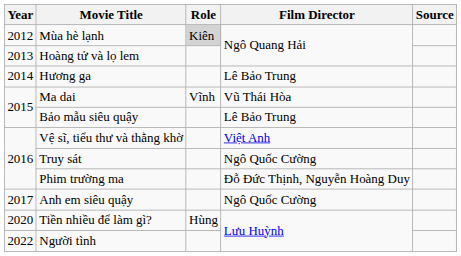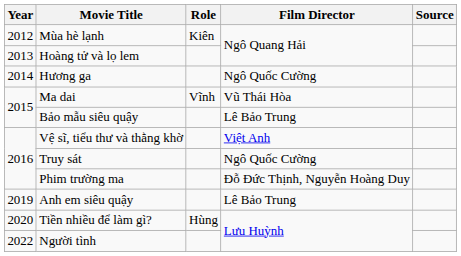(202, 35) lightgrey background -> (202, 35) no background
(260, 76) Lê Bảo Trung -> (270, 76) Ngô Quốc Cường
(20, 199) 2017 -> (20, 199) 2019
(270, 199) Ngô Quốc Cường -> (260, 199) Lê Bảo Trung
